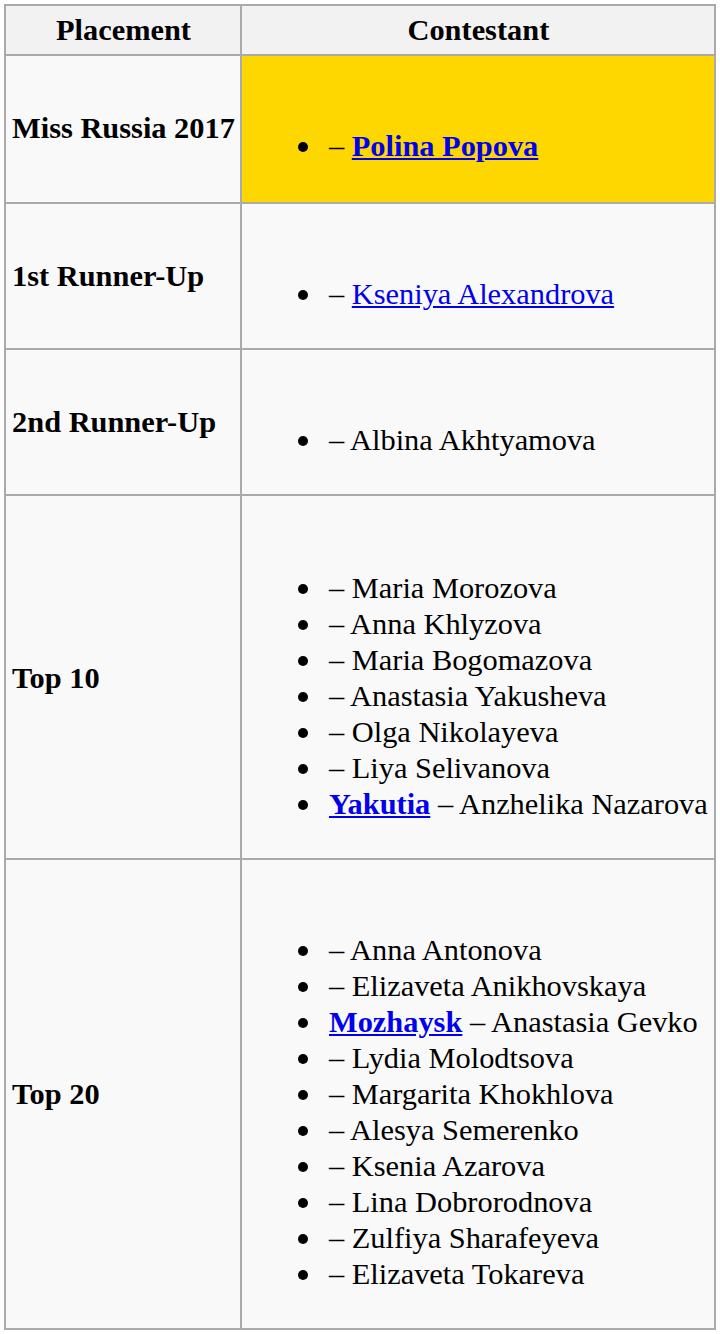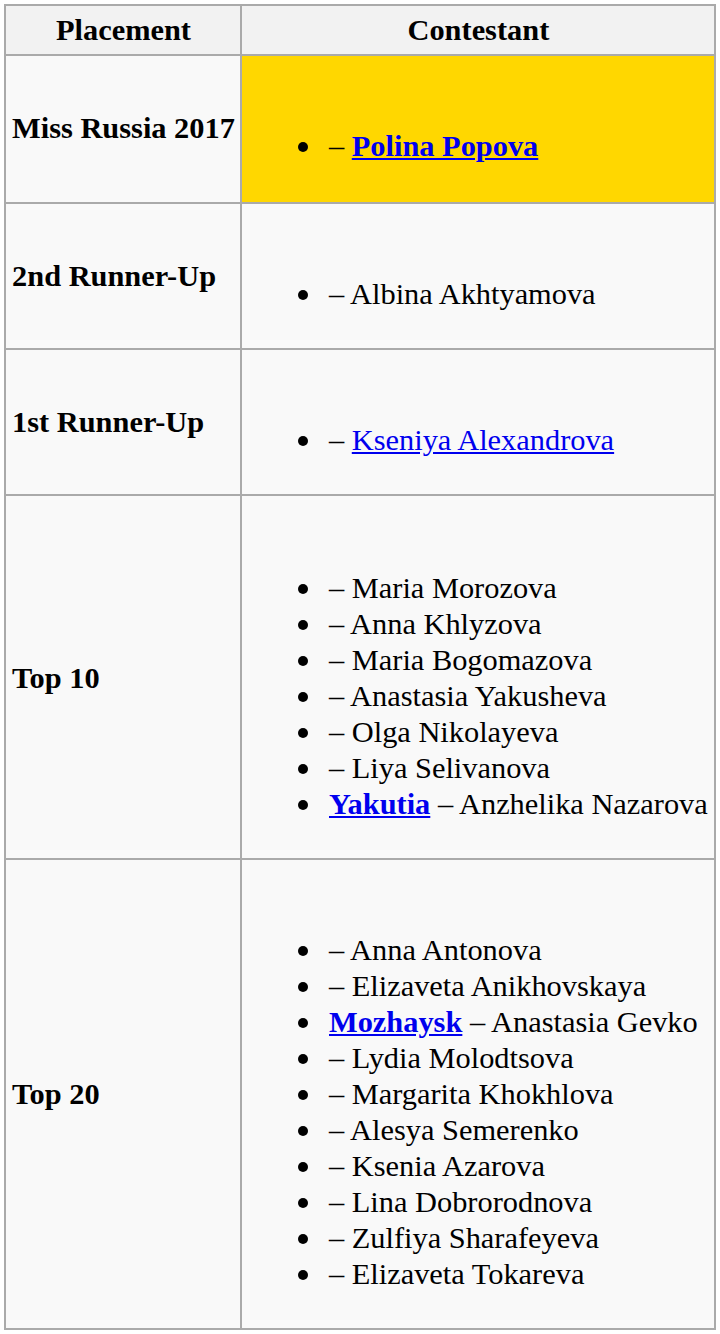rows swapped: (108, 275) <-> (114, 422)
